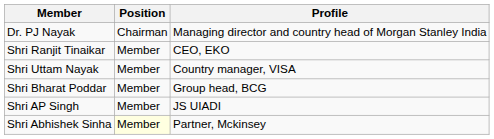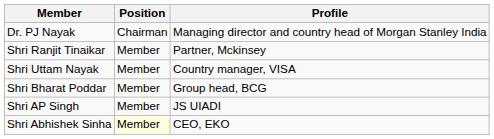(201, 50) CEO, EKO -> (219, 50) Partner, Mckinsey
(219, 124) Partner, Mckinsey -> (201, 124) CEO, EKO
